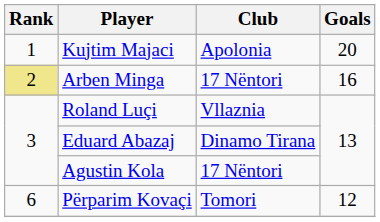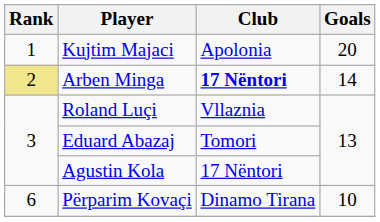(242, 79) normal -> (244, 79) bold
(347, 79) 16 -> (347, 79) 14
(258, 140) Dinamo Tirana -> (228, 140) Tomori
(228, 200) Tomori -> (258, 200) Dinamo Tirana
(347, 200) 12 -> (347, 200) 10
